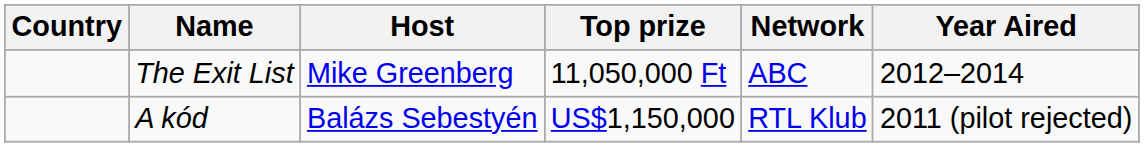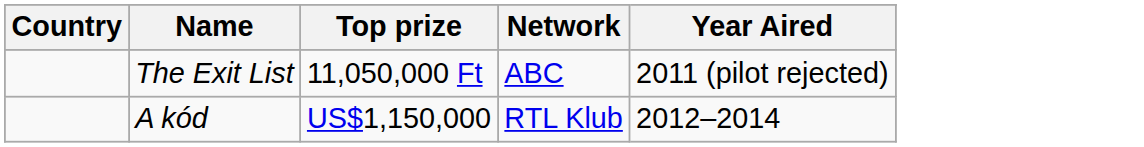- column: (422, 27)
(952, 73) 2012–2014 -> (762, 73) 2011 (pilot rejected)
(1006, 118) 2011 (pilot rejected) -> (708, 118) 2012–2014
